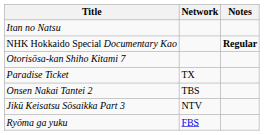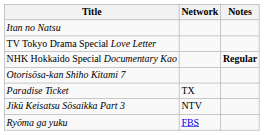+ row: (81, 43)
- row: (50, 91)
